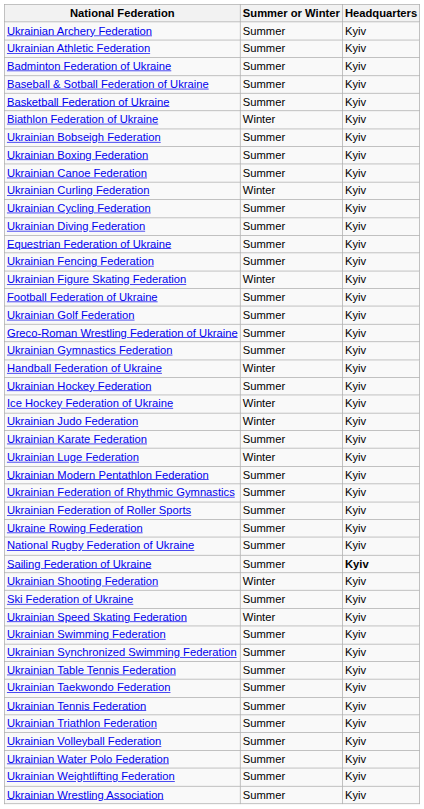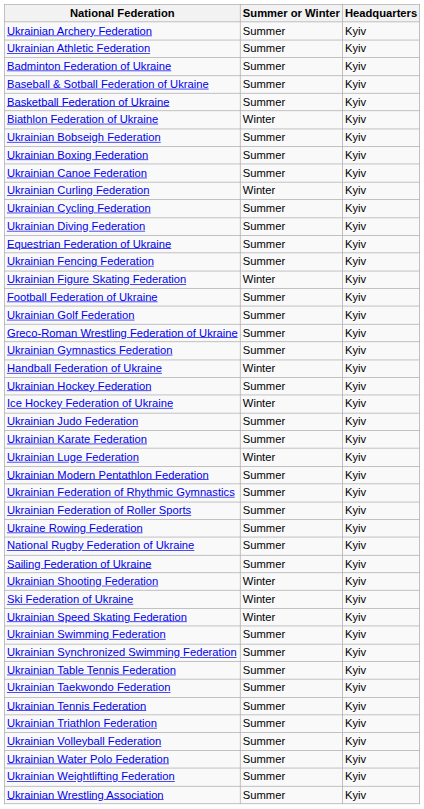(259, 421) Winter -> (264, 421) Summer
(357, 564) bold -> (356, 564) normal
(264, 599) Summer -> (259, 599) Winter
